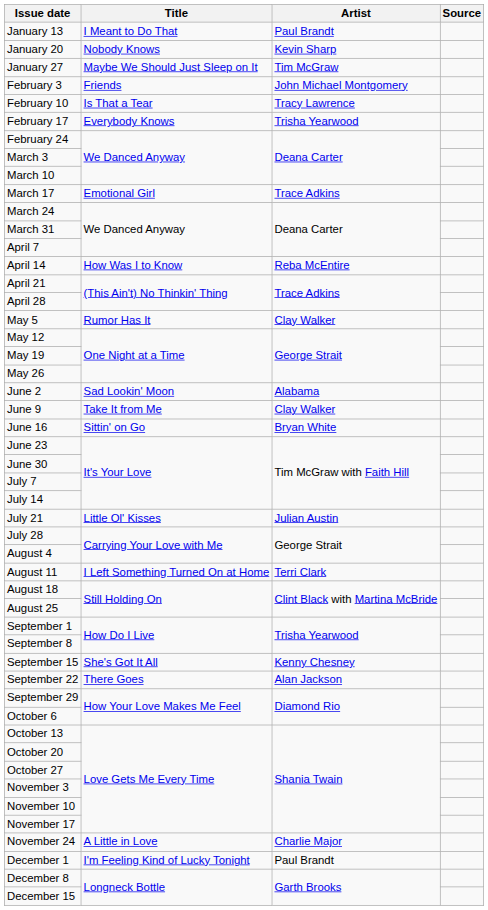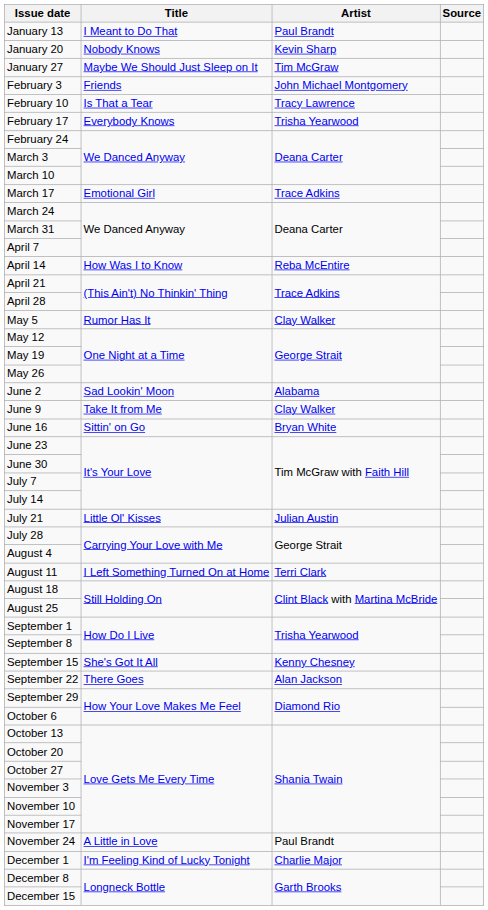(308, 842) Charlie Major -> (304, 842) Paul Brandt
(304, 860) Paul Brandt -> (308, 860) Charlie Major
